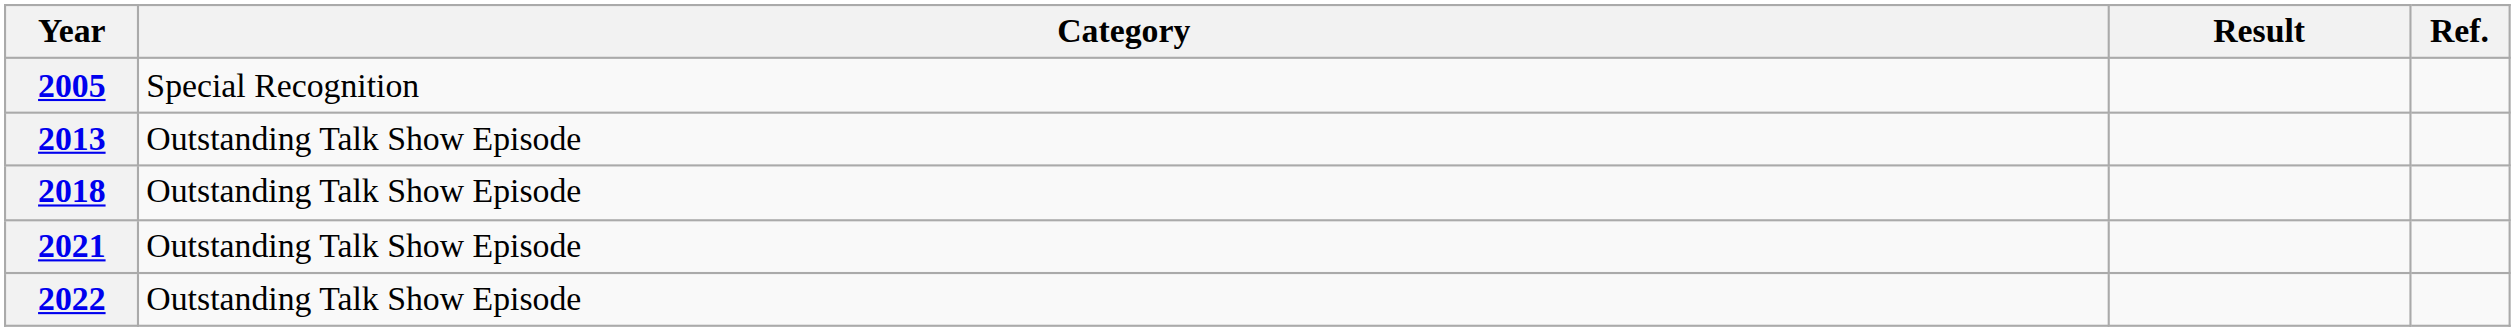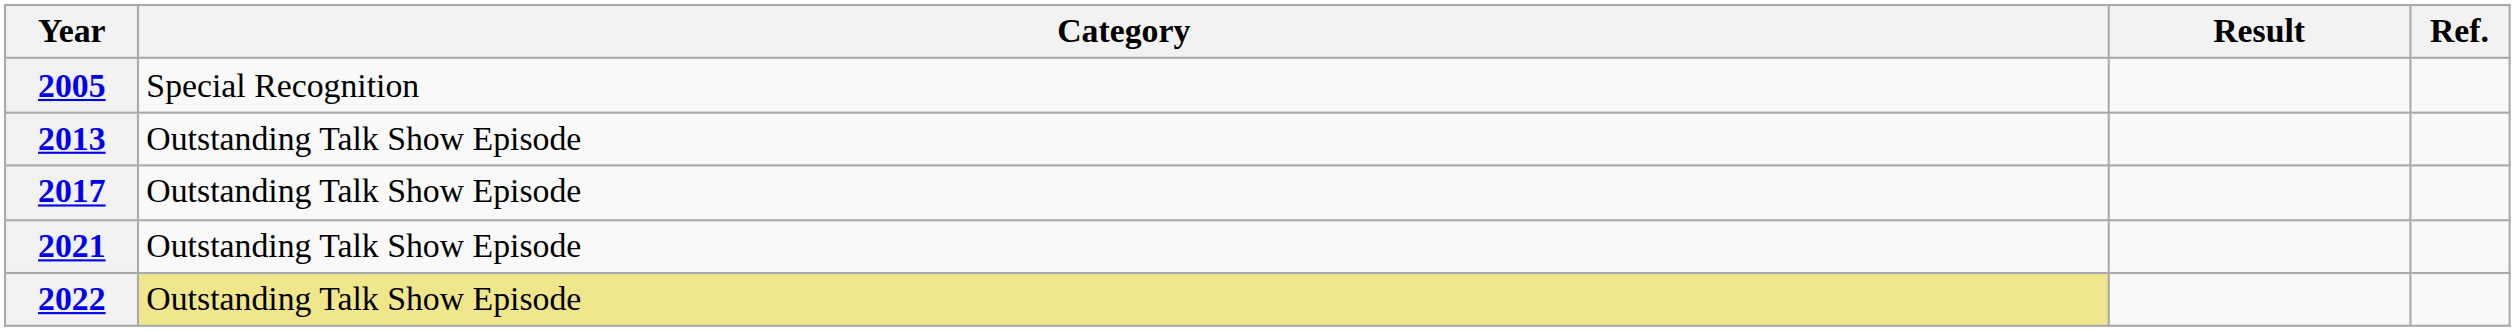+ row: (72, 191)
- row: (72, 191)
(364, 298) no background -> (364, 298) khaki background
